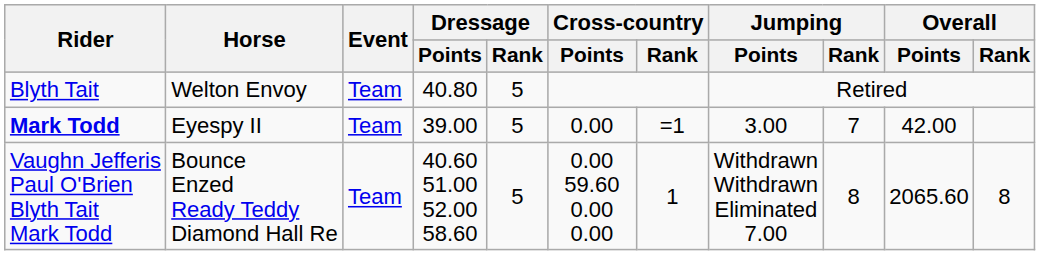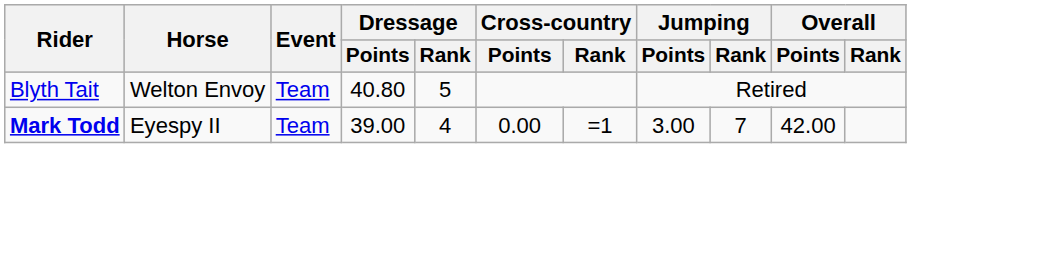(517, 125) 5 -> (445, 125) 4
- row: (85, 197)
